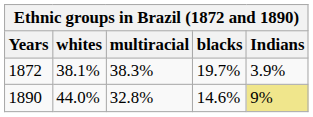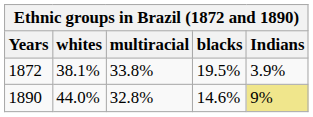(131, 71) 38.3% -> (131, 71) 33.8%
(219, 71) 19.7% -> (219, 71) 19.5%
